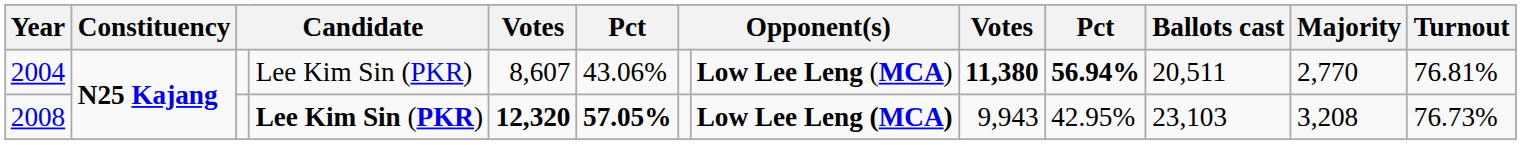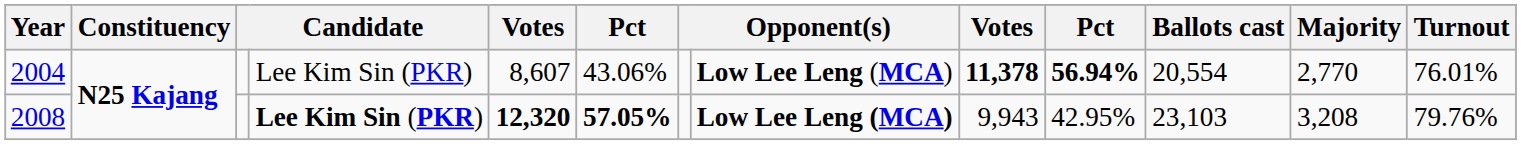(1002, 71) 11,380 -> (1002, 71) 11,378
(1189, 71) 20,511 -> (1190, 71) 20,554
(1456, 71) 76.81% -> (1456, 71) 76.01%
(1456, 116) 76.73% -> (1456, 116) 79.76%
